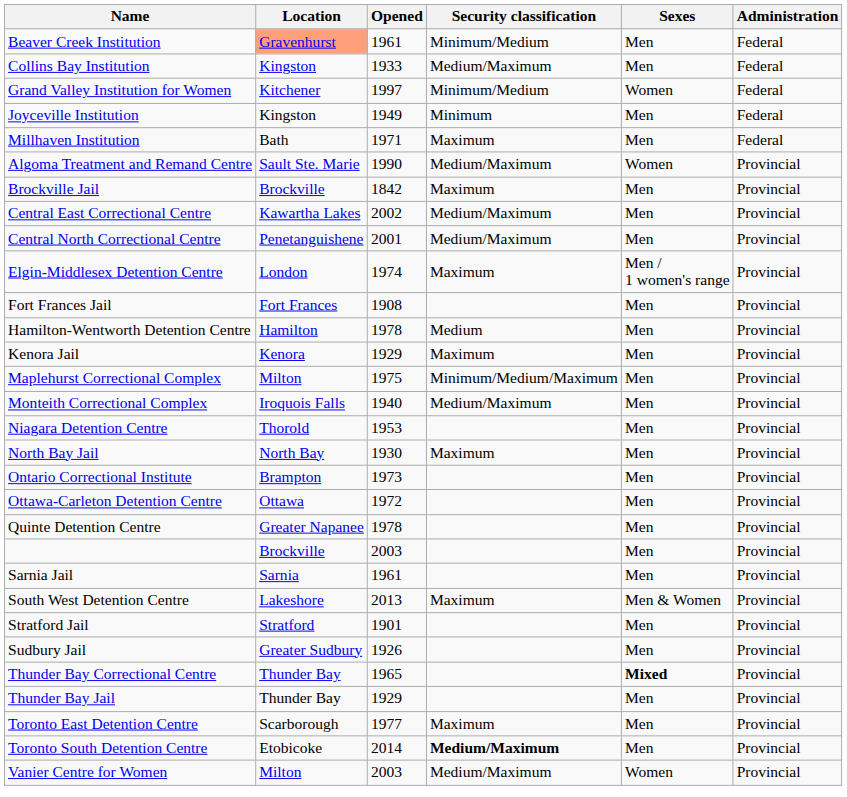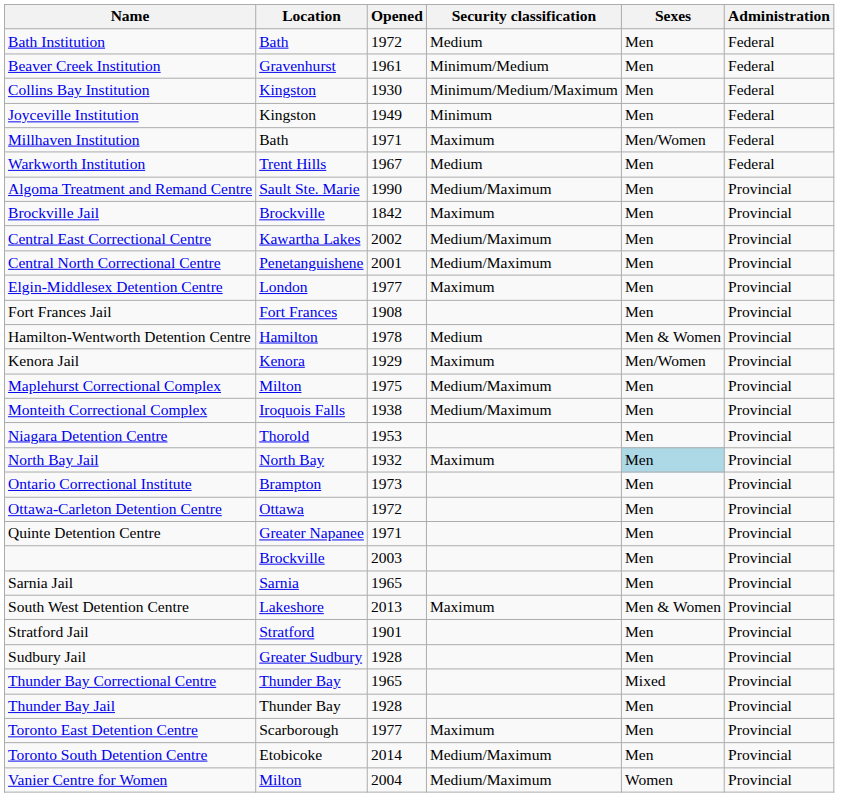+ row: (57, 41)
(298, 41) lightsalmon background -> (298, 66) no background
(387, 66) 1933 -> (387, 90) 1930
(491, 66) Medium/Maximum -> (524, 90) Minimum/Medium/Maximum
- row: (120, 90)
(639, 139) Men -> (665, 139) Men/Women
+ row: (77, 164)
(649, 164) Women -> (639, 189) Men
(387, 271) 1974 -> (387, 287) 1977
(677, 271) Men / 1 women's range -> (639, 287) Men
(639, 329) Men -> (673, 336) Men & Women
(639, 354) Men -> (665, 361) Men/Women
(524, 378) Minimum/Medium/Maximum -> (491, 386) Medium/Maximum
(387, 403) 1940 -> (387, 410) 1938
(387, 452) 1930 -> (387, 459) 1932
(639, 452) no background -> (639, 459) lightblue background
(387, 526) 1978 -> (387, 533) 1971
(387, 575) 1961 -> (387, 582) 1965
(387, 649) 1926 -> (387, 656) 1928
(646, 674) bold -> (645, 681) normal
(387, 698) 1929 -> (387, 705) 1928
(495, 748) bold -> (491, 755) normal
(387, 772) 2003 -> (387, 779) 2004
